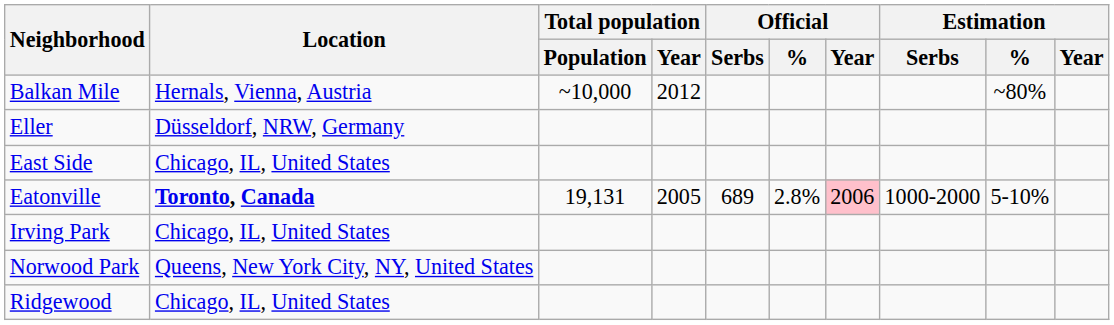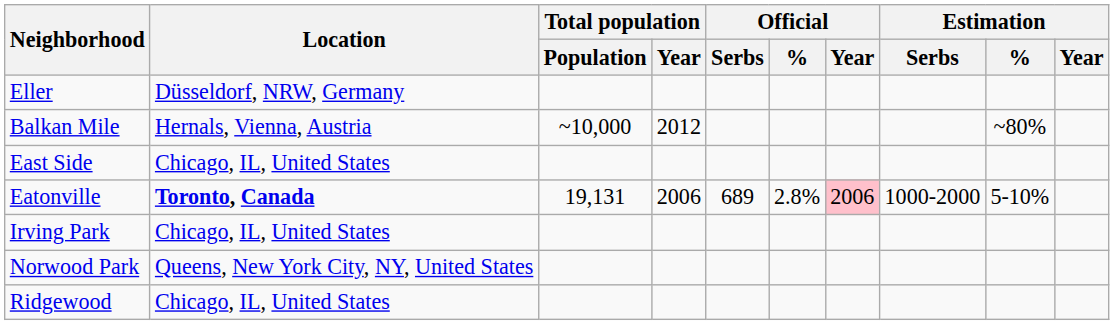rows swapped: (65, 92) <-> (31, 127)
(679, 197) 2005 -> (679, 197) 2006
